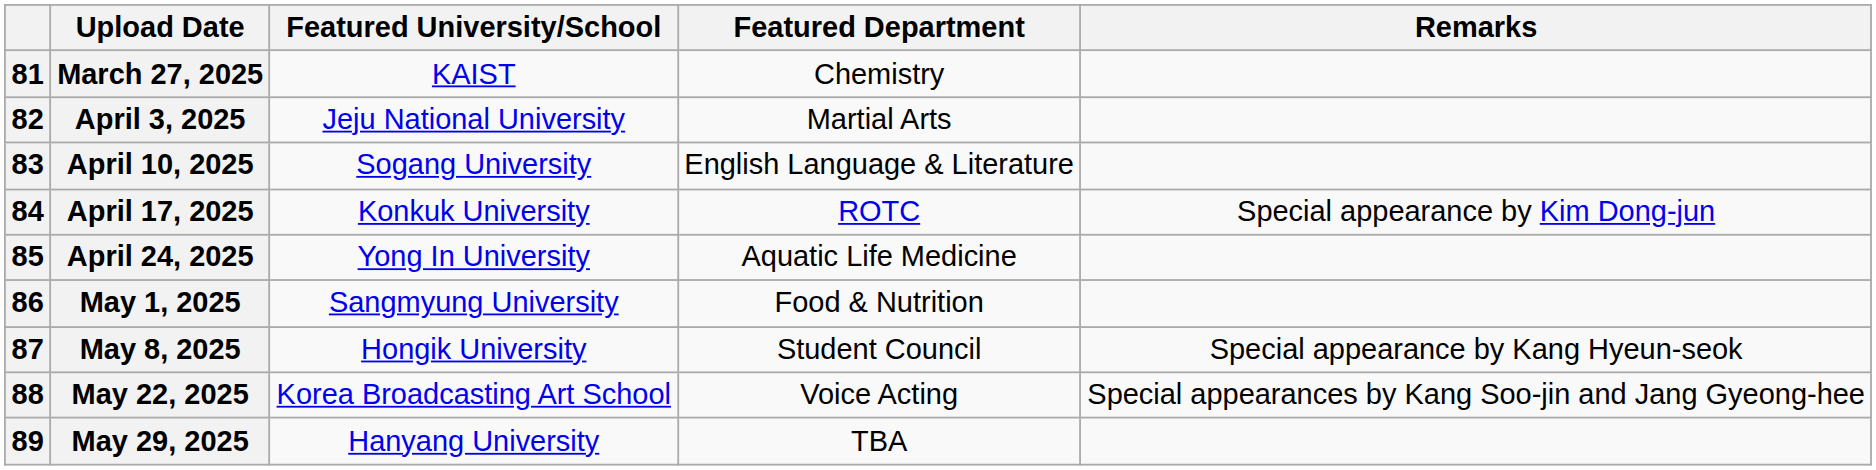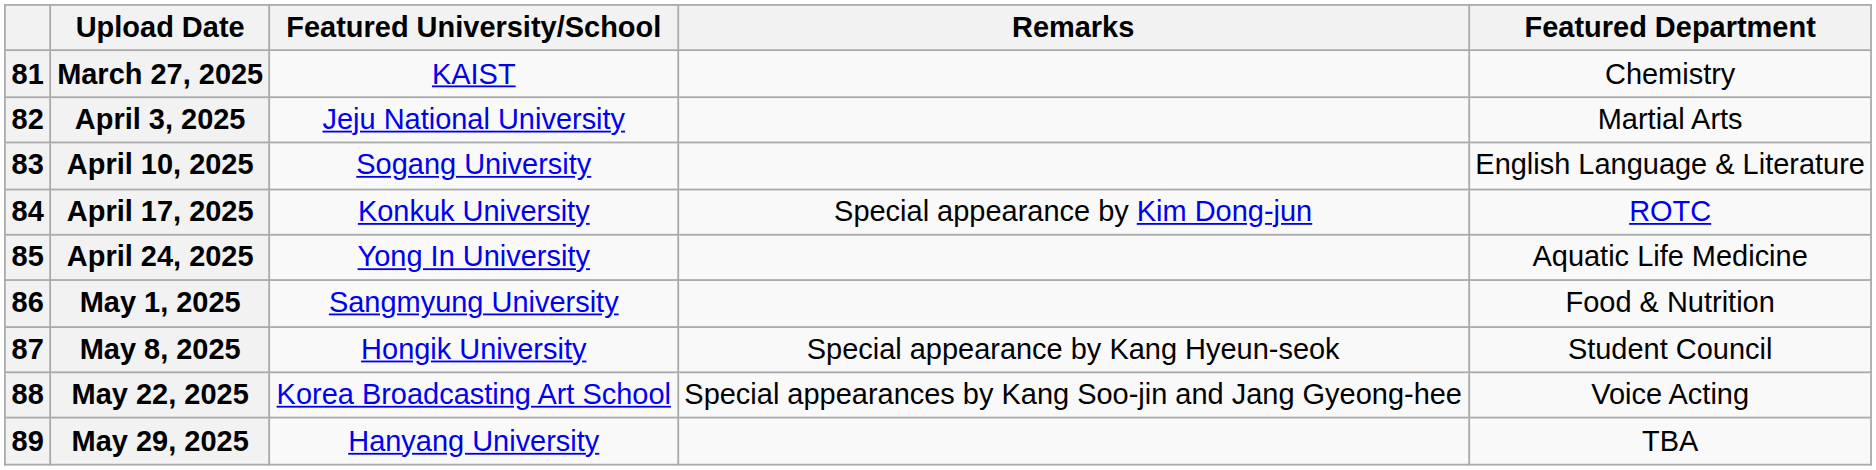columns swapped: (879, 27) <-> (1476, 27)
